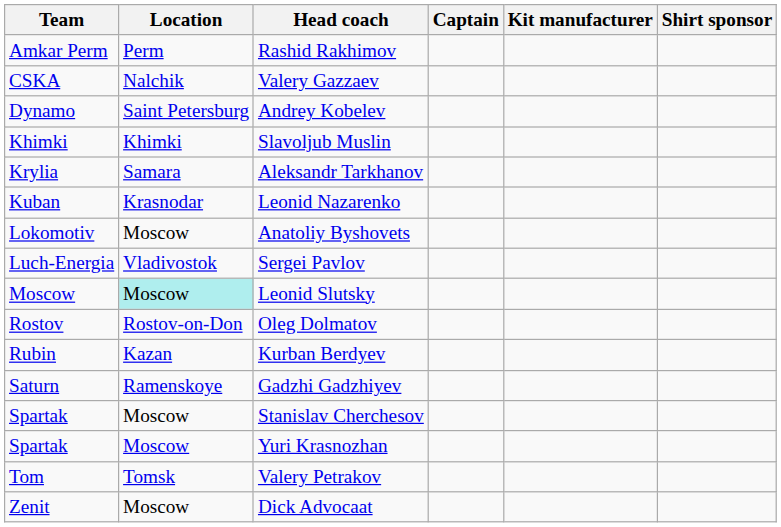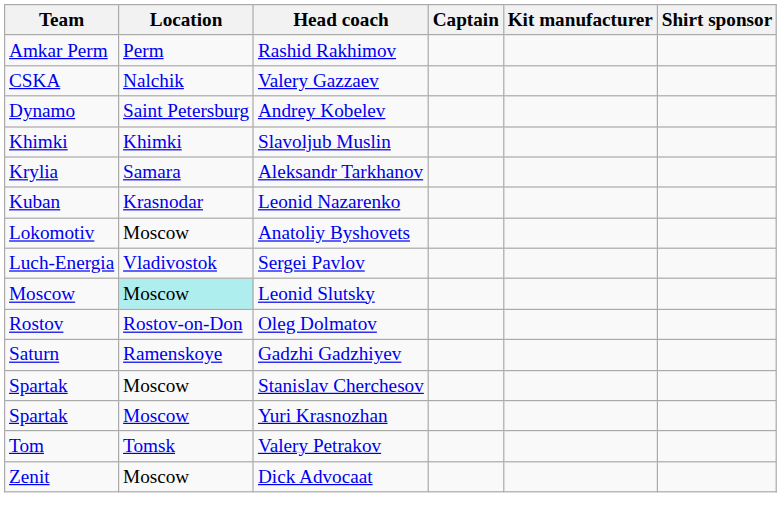- row: (322, 354)
